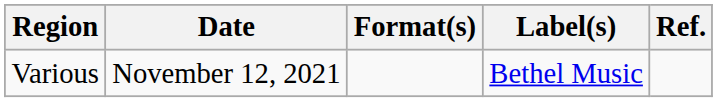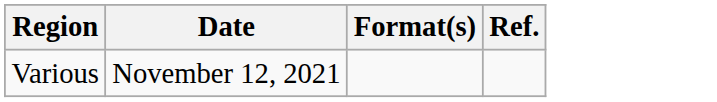- column: (566, 27)
